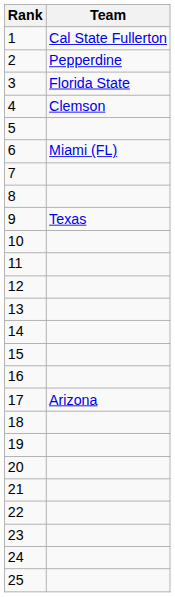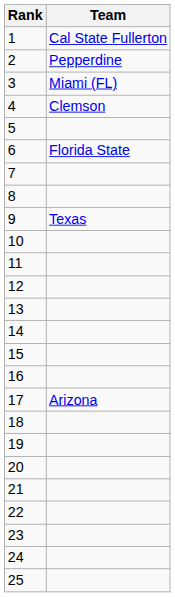(89, 83) Florida State -> (83, 83) Miami (FL)
(83, 151) Miami (FL) -> (89, 151) Florida State
